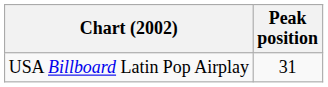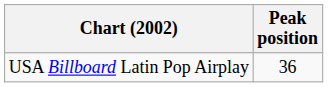(288, 67) 31 -> (288, 67) 36
